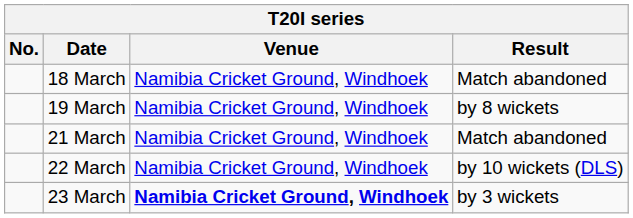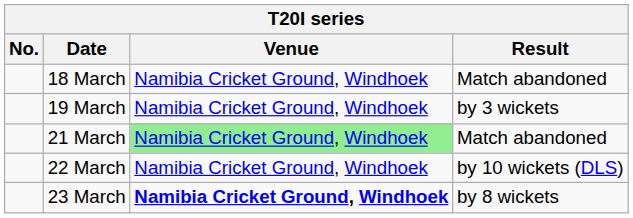(508, 108) by 8 wickets -> (508, 108) by 3 wickets
(281, 138) no background -> (281, 138) lightgreen background
(508, 197) by 3 wickets -> (508, 197) by 8 wickets
